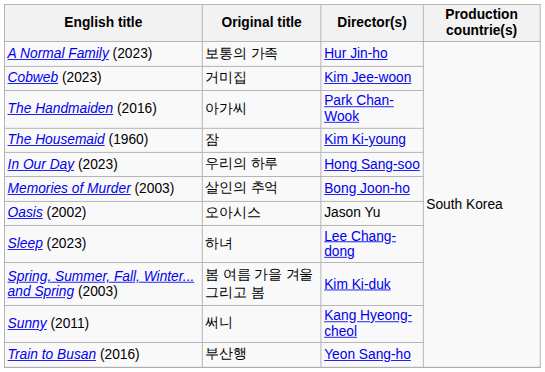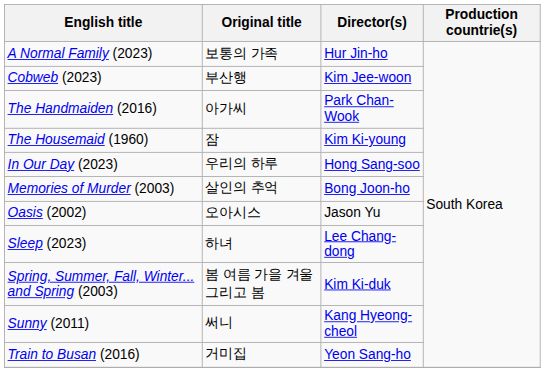(226, 77) 거미집 -> (226, 77) 부산행
(226, 354) 부산행 -> (226, 354) 거미집
